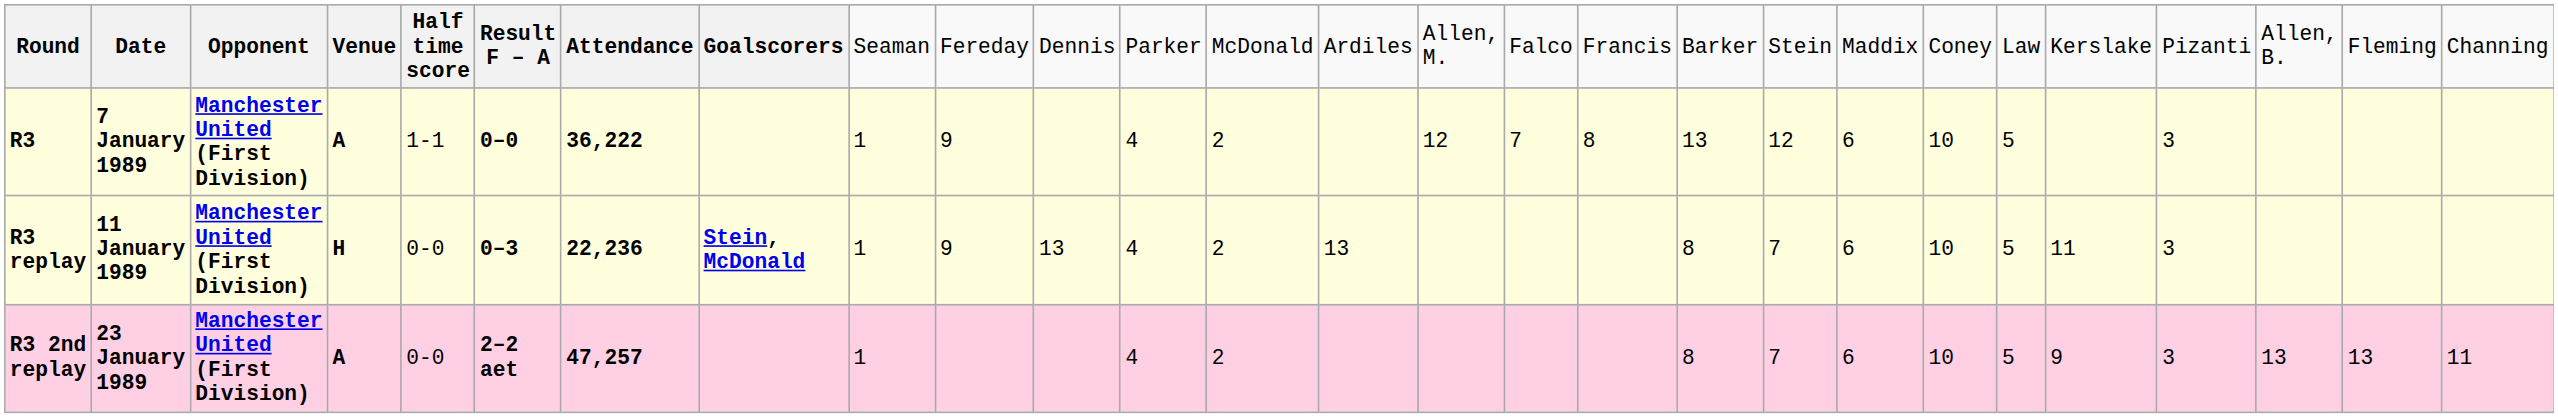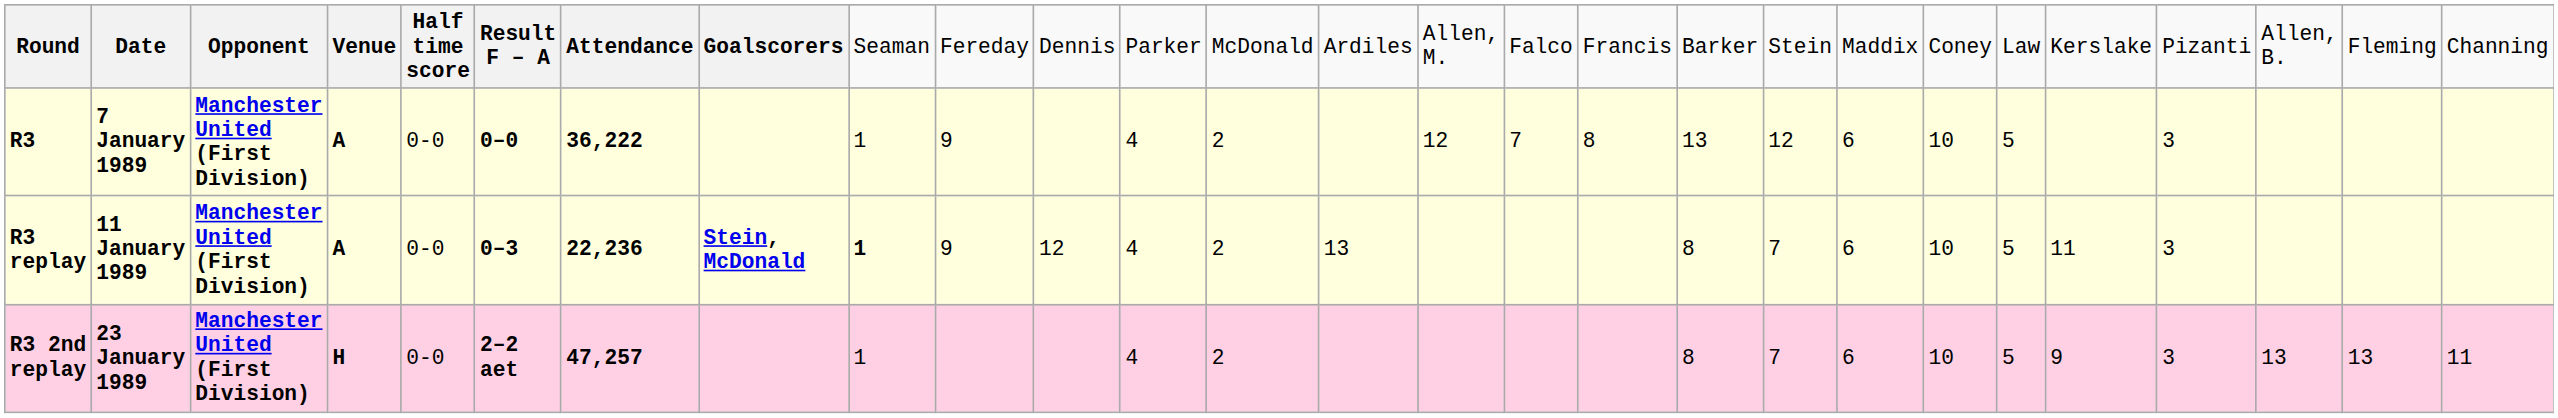(425, 142) 1-1 -> (425, 142) 0-0
(339, 250) H -> (339, 250) A
(860, 250) normal -> (860, 250) bold
(1052, 250) 13 -> (1052, 250) 12
(339, 358) A -> (339, 358) H
